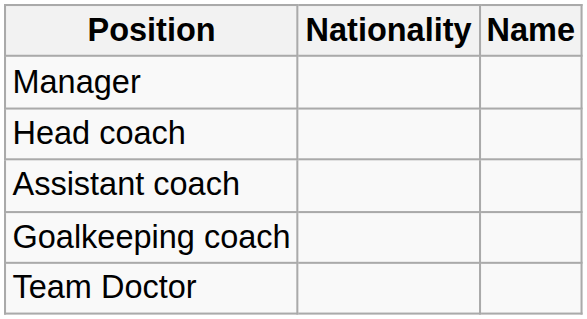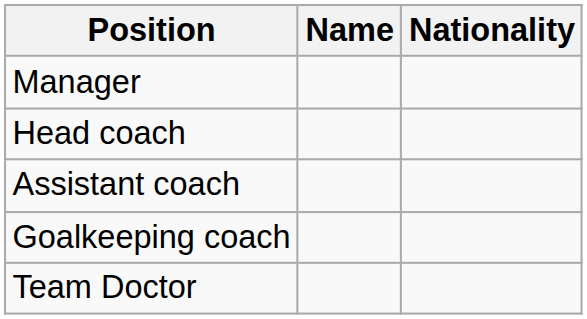columns swapped: (531, 30) <-> (389, 30)
